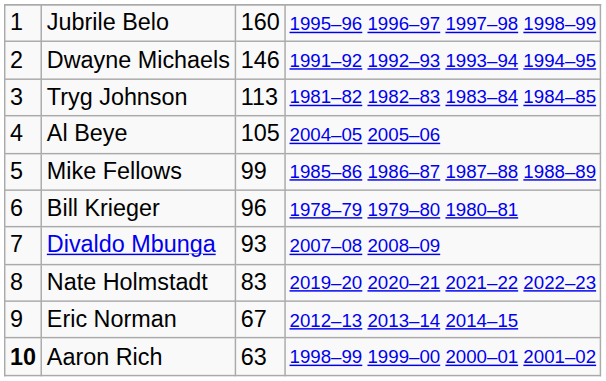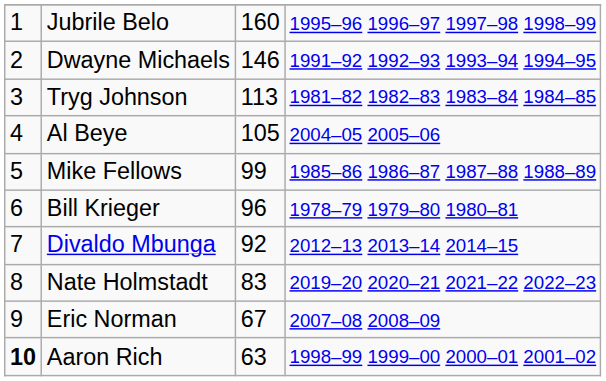(254, 245) 93 -> (254, 245) 92
(365, 246) 2007–08 2008–09 -> (404, 246) 2012–13 2013–14 2014–15
(404, 320) 2012–13 2013–14 2014–15 -> (365, 320) 2007–08 2008–09
